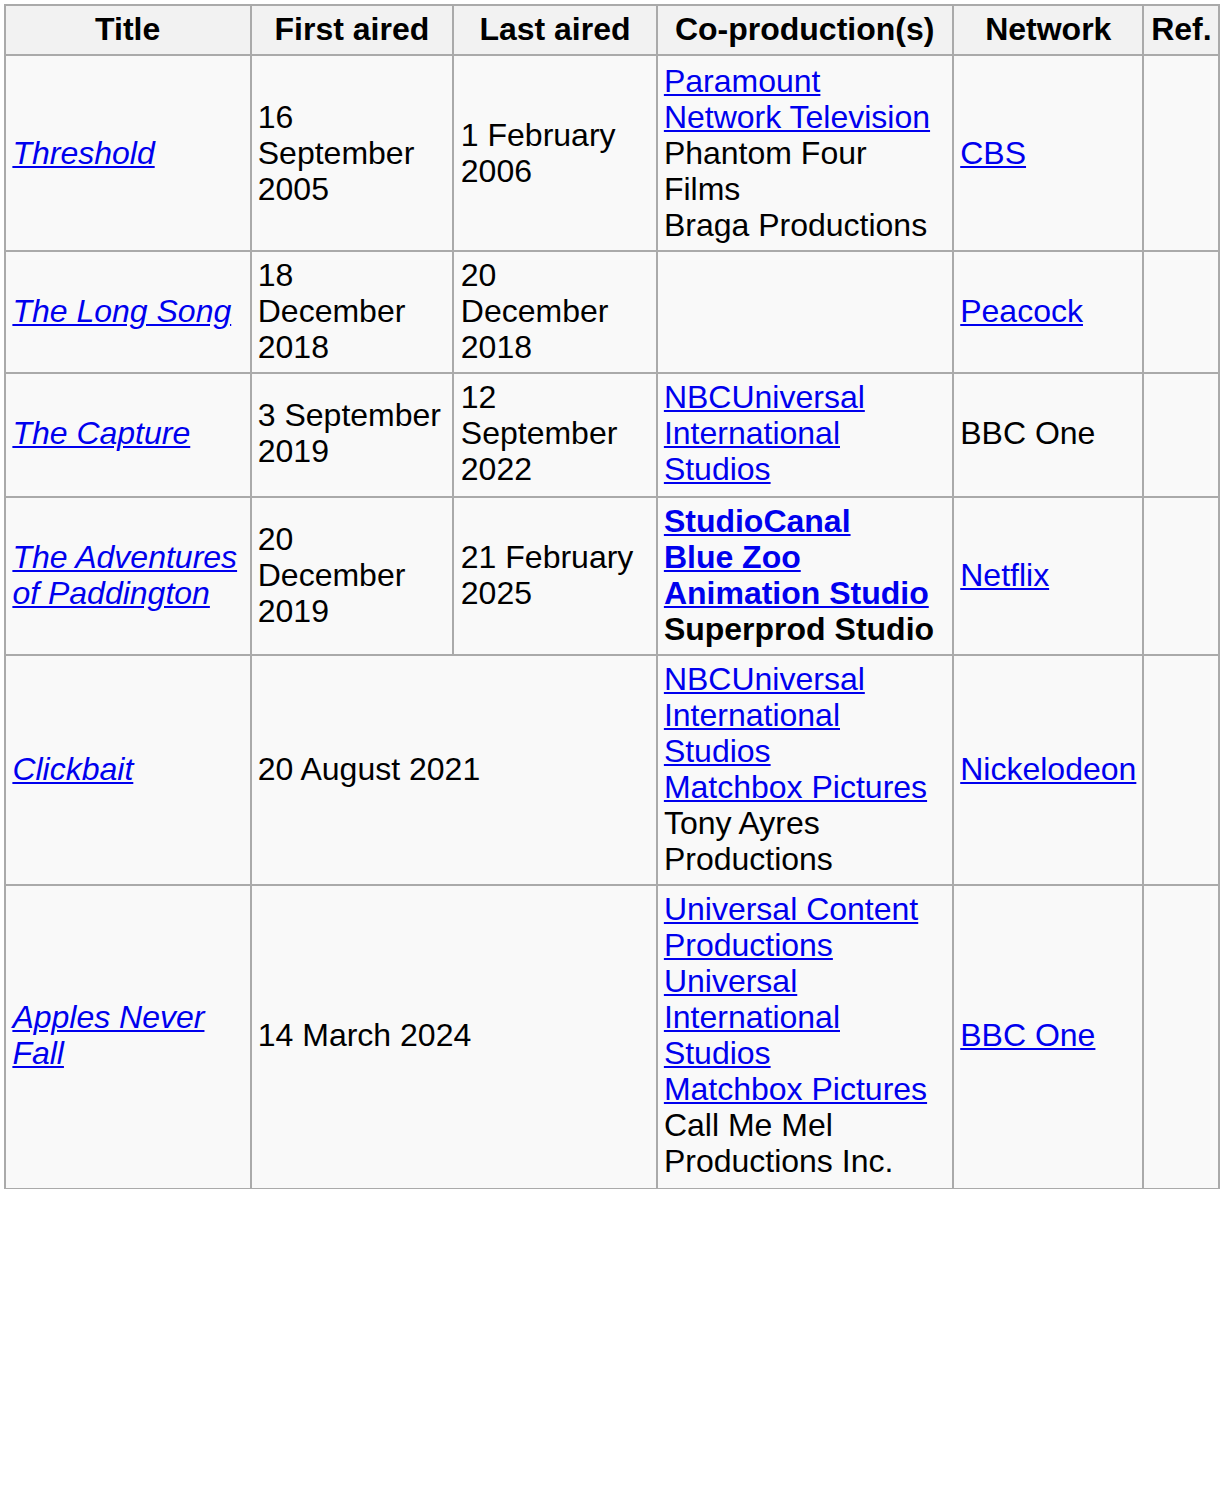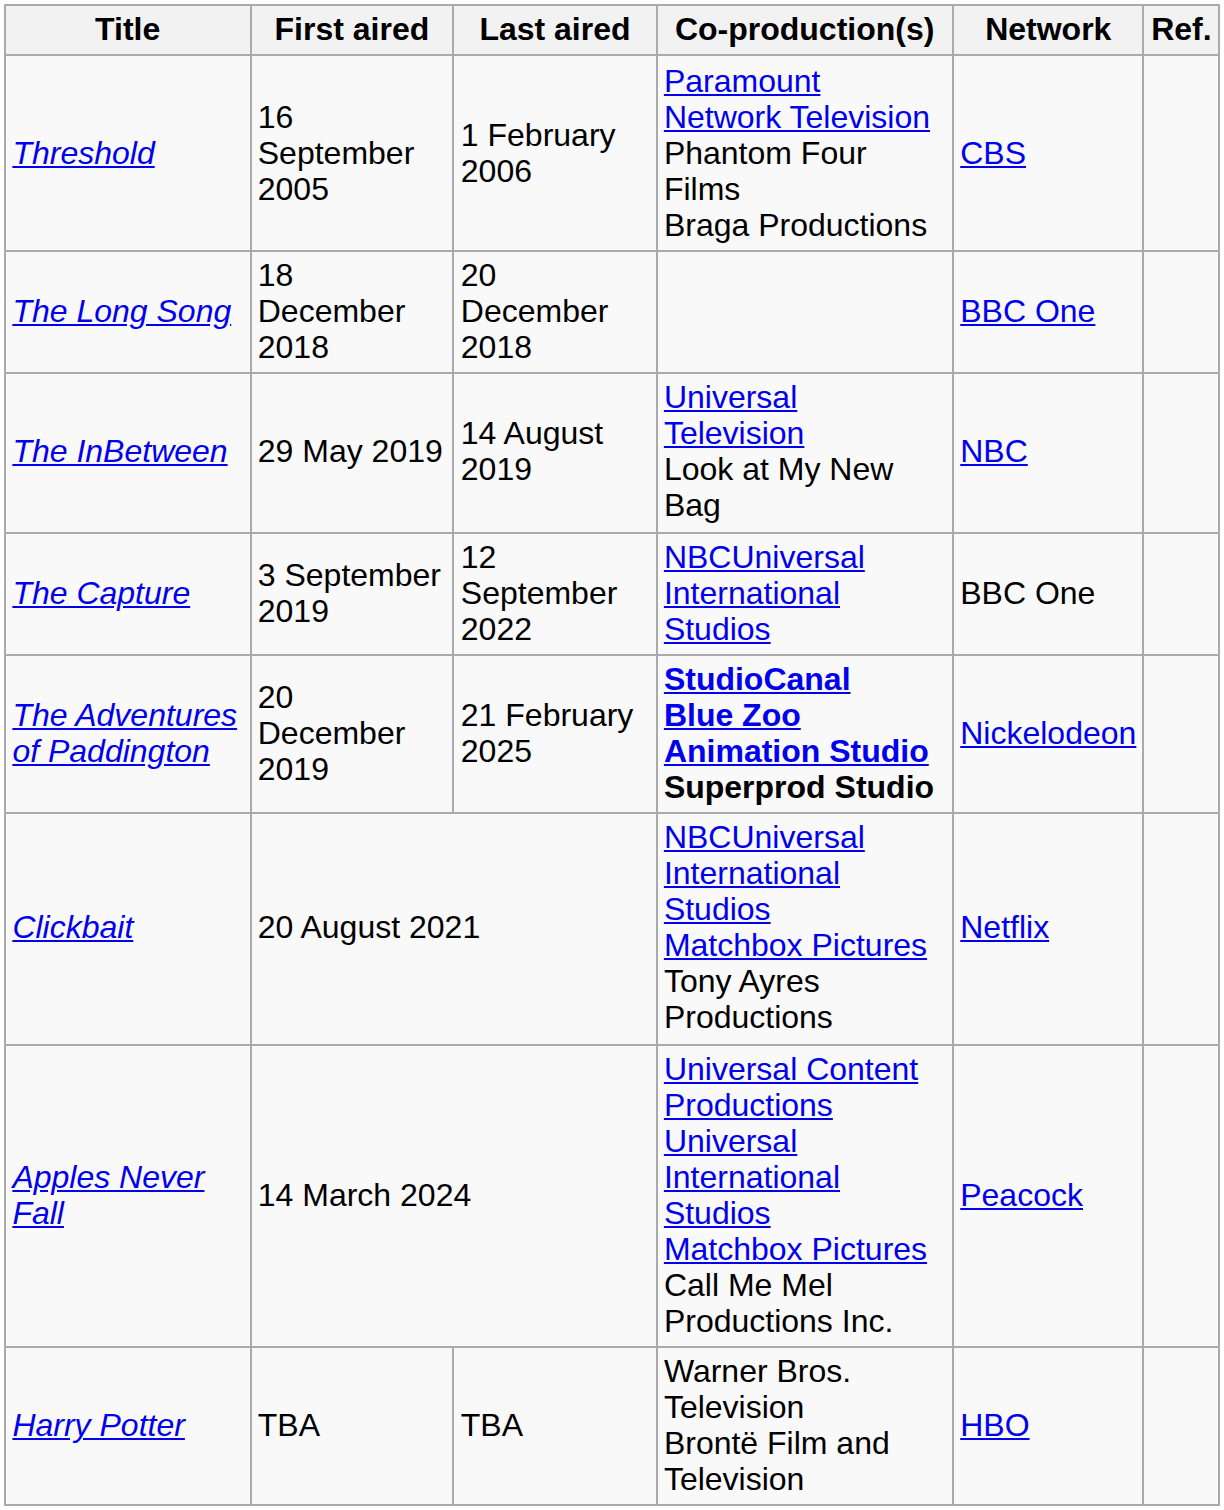(1022, 311) Peacock -> (1028, 311) BBC One
+ row: (120, 452)
(1005, 574) Netflix -> (1048, 733) Nickelodeon
(1048, 769) Nickelodeon -> (1005, 928) Netflix
(1028, 1036) BBC One -> (1022, 1195) Peacock
+ row: (99, 1425)
